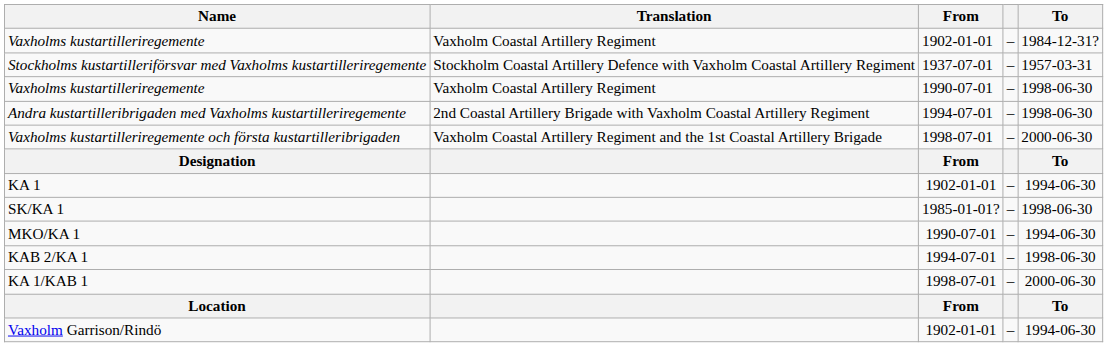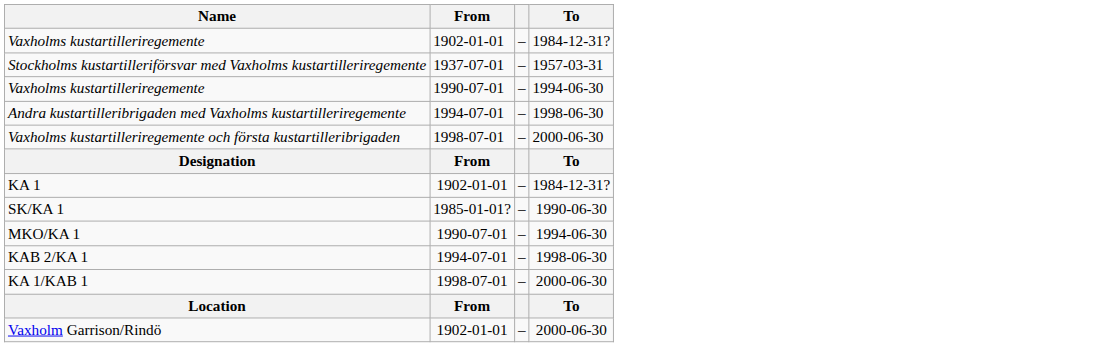- column: (674, 16)
(1057, 88) 1998-06-30 -> (568, 88) 1994-06-30
(1060, 185) 1994-06-30 -> (571, 185) 1984-12-31?
(1057, 209) 1998-06-30 -> (571, 209) 1990-06-30
(1060, 329) 1994-06-30 -> (571, 329) 2000-06-30
